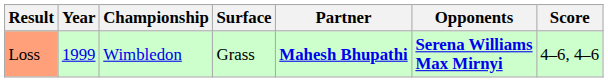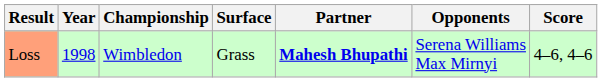(79, 53) 1999 -> (79, 53) 1998
(474, 53) bold -> (471, 53) normal
